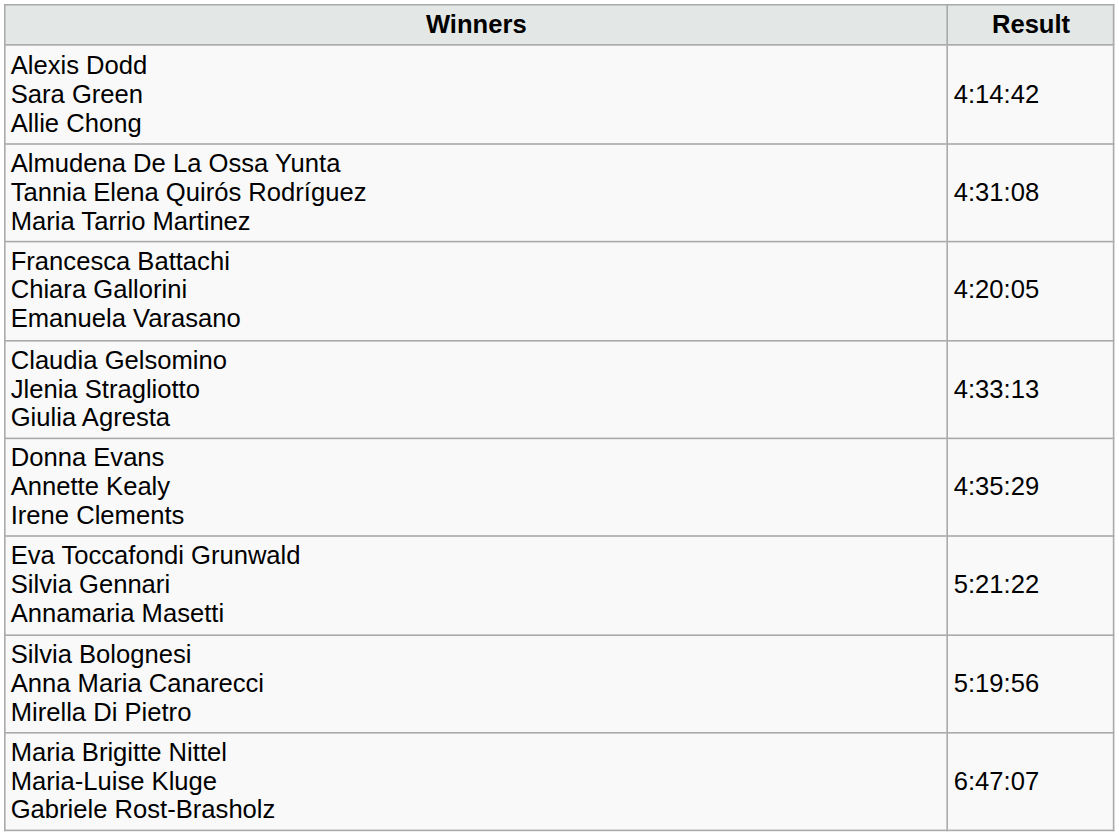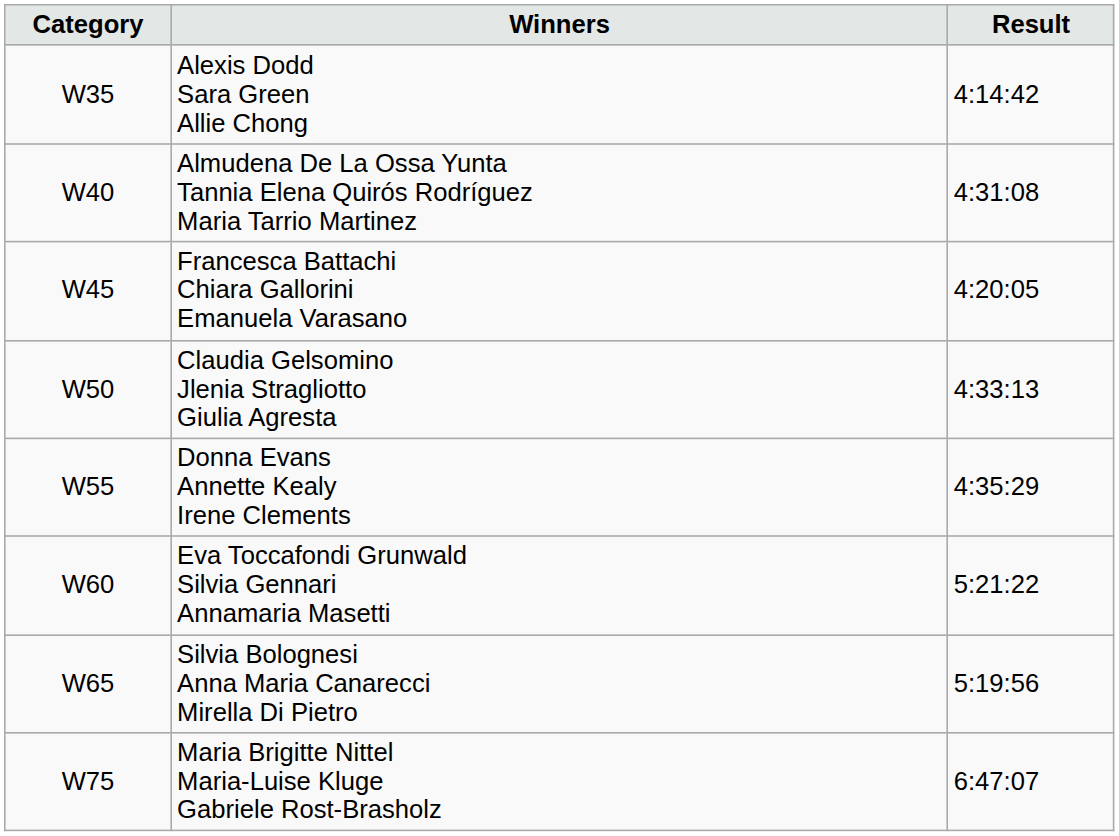+ column: (88, 24)
